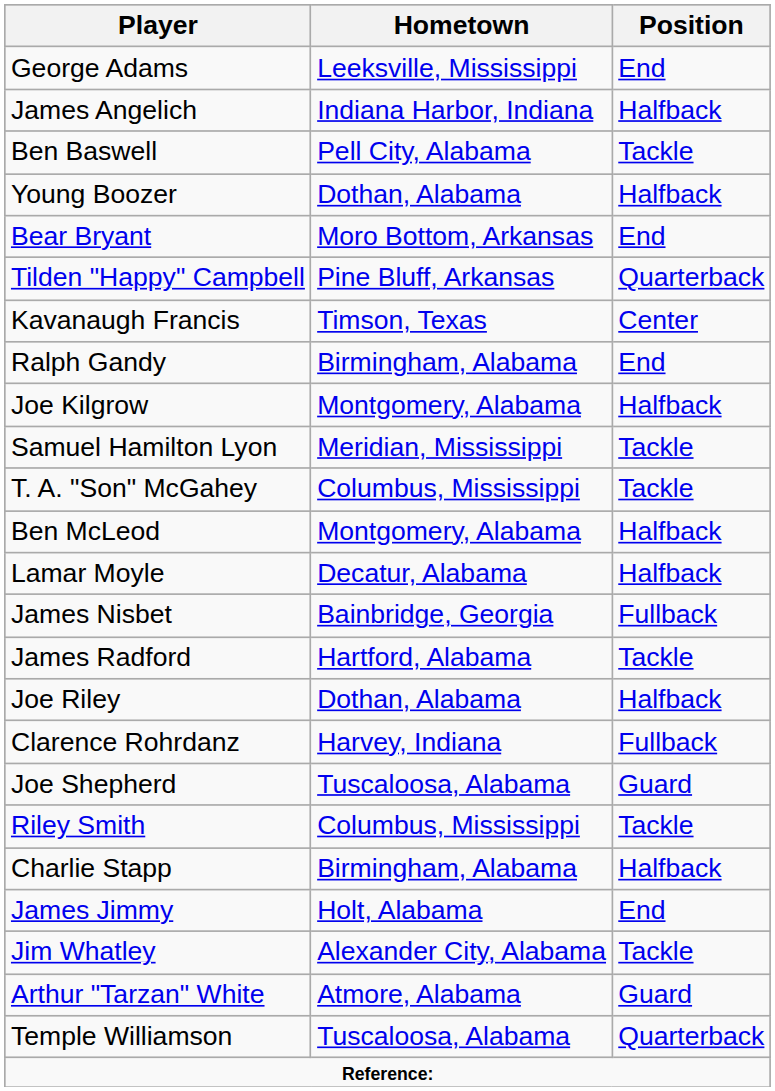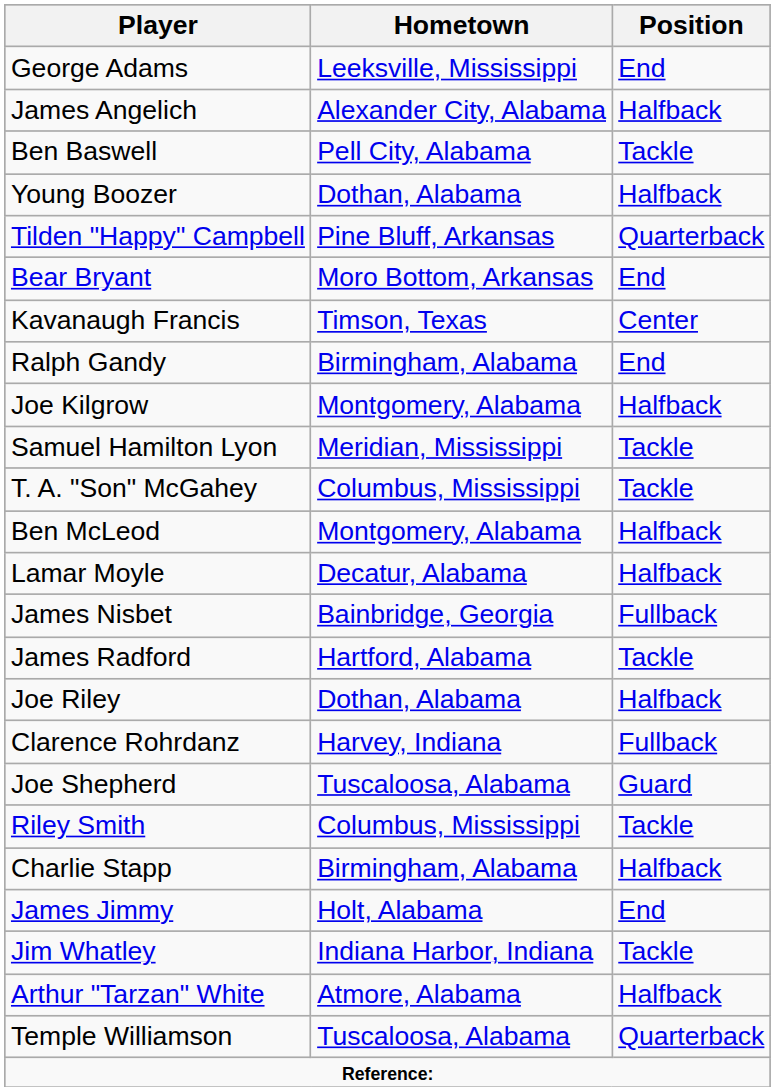(455, 109) Indiana Harbor, Indiana -> (462, 109) Alexander City, Alabama
rows swapped: (81, 236) <-> (158, 278)
(462, 952) Alexander City, Alabama -> (455, 952) Indiana Harbor, Indiana
(655, 994) Guard -> (670, 994) Halfback
